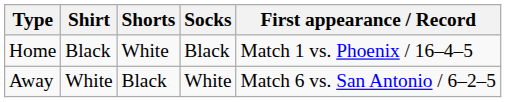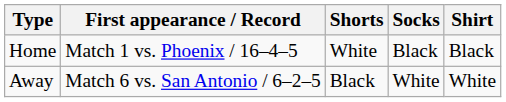columns swapped: (89, 19) <-> (368, 19)
